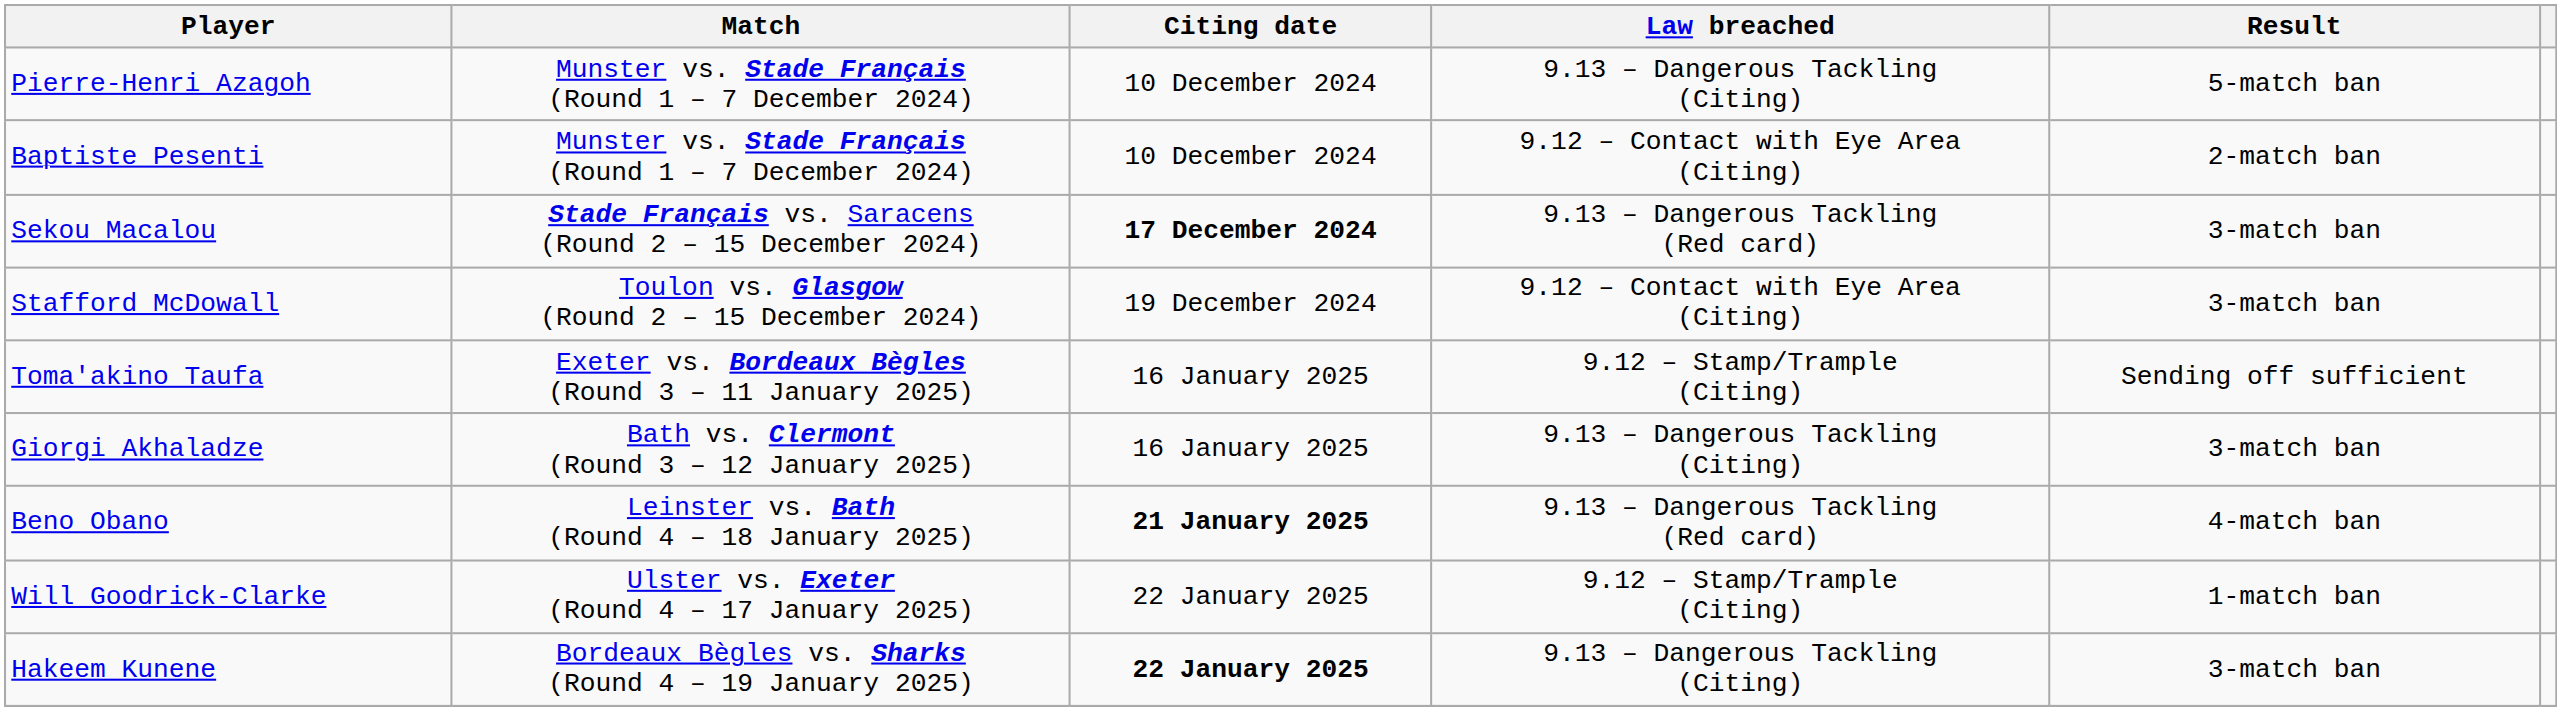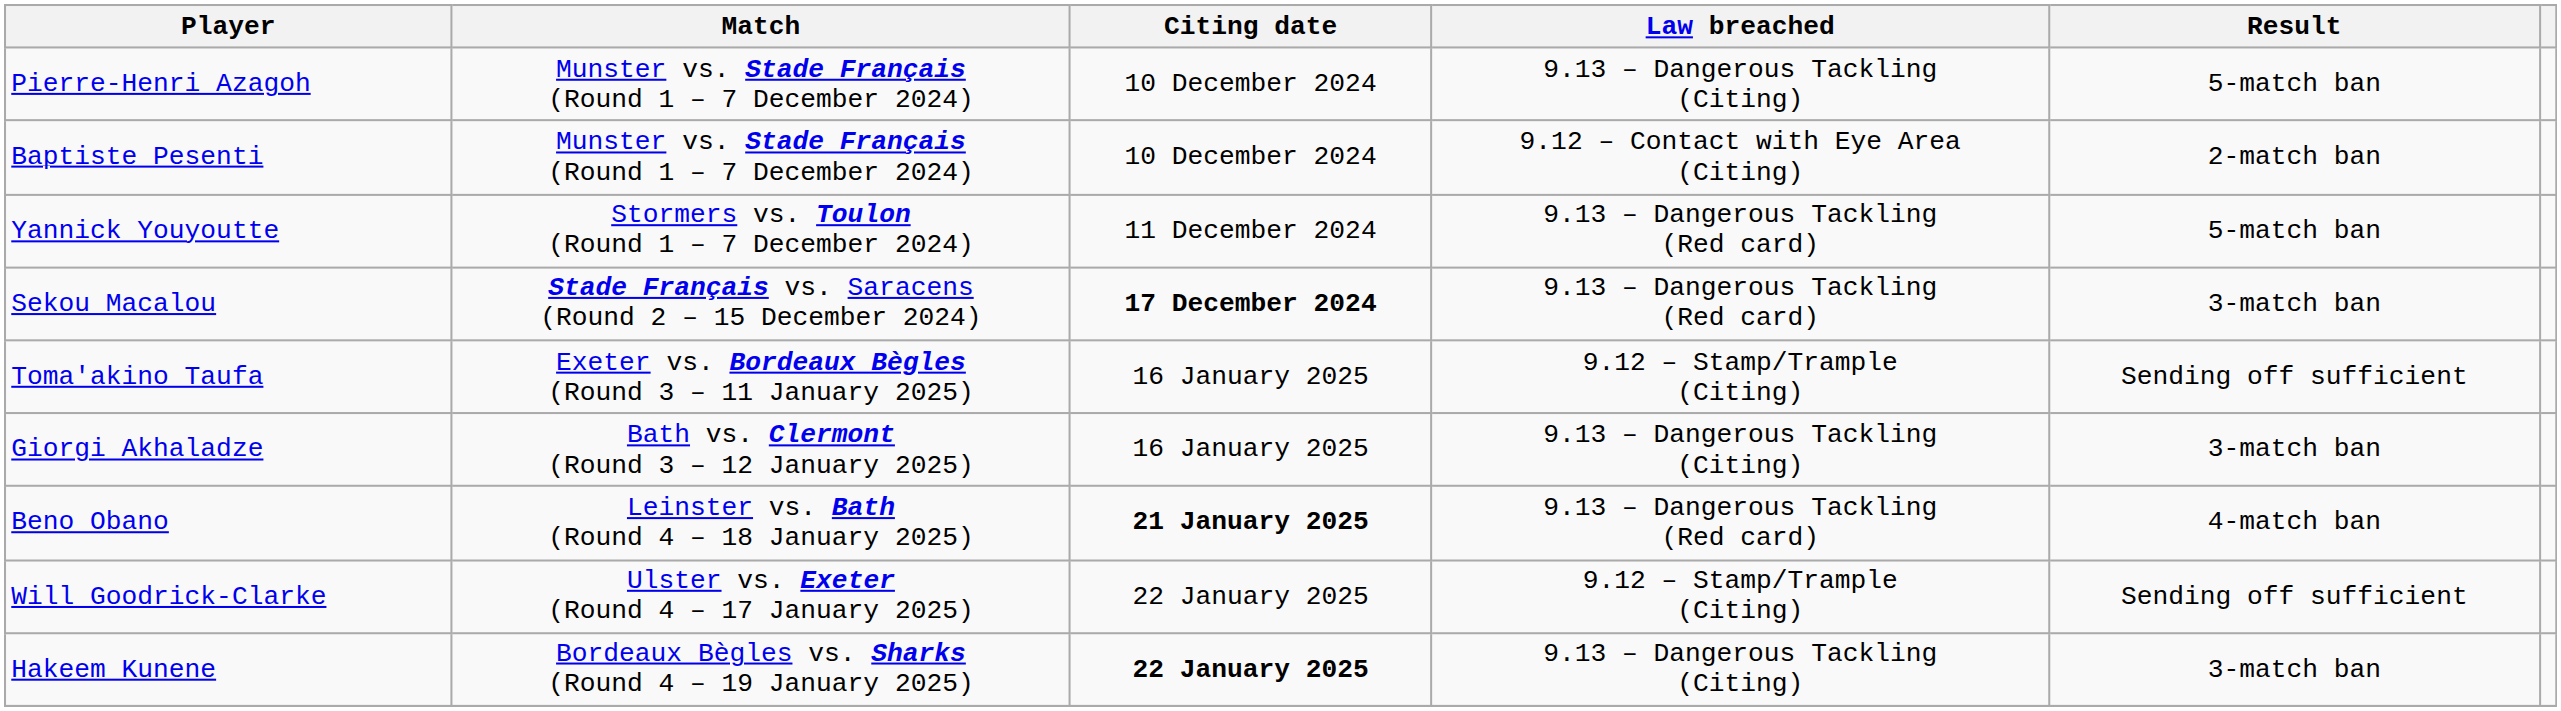+ row: (145, 231)
- row: (145, 304)
(2294, 596) 1-match ban -> (2294, 596) Sending off sufficient
